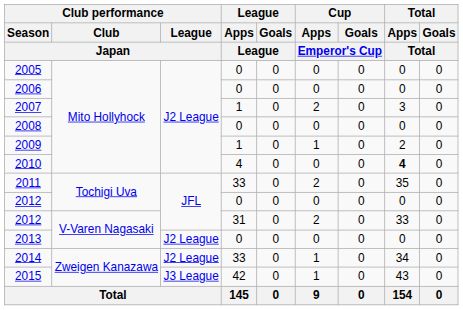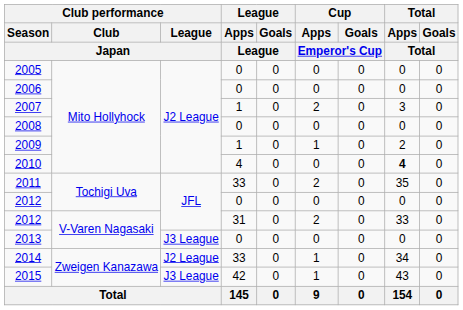(191, 239) J2 League -> (191, 239) J3 League
